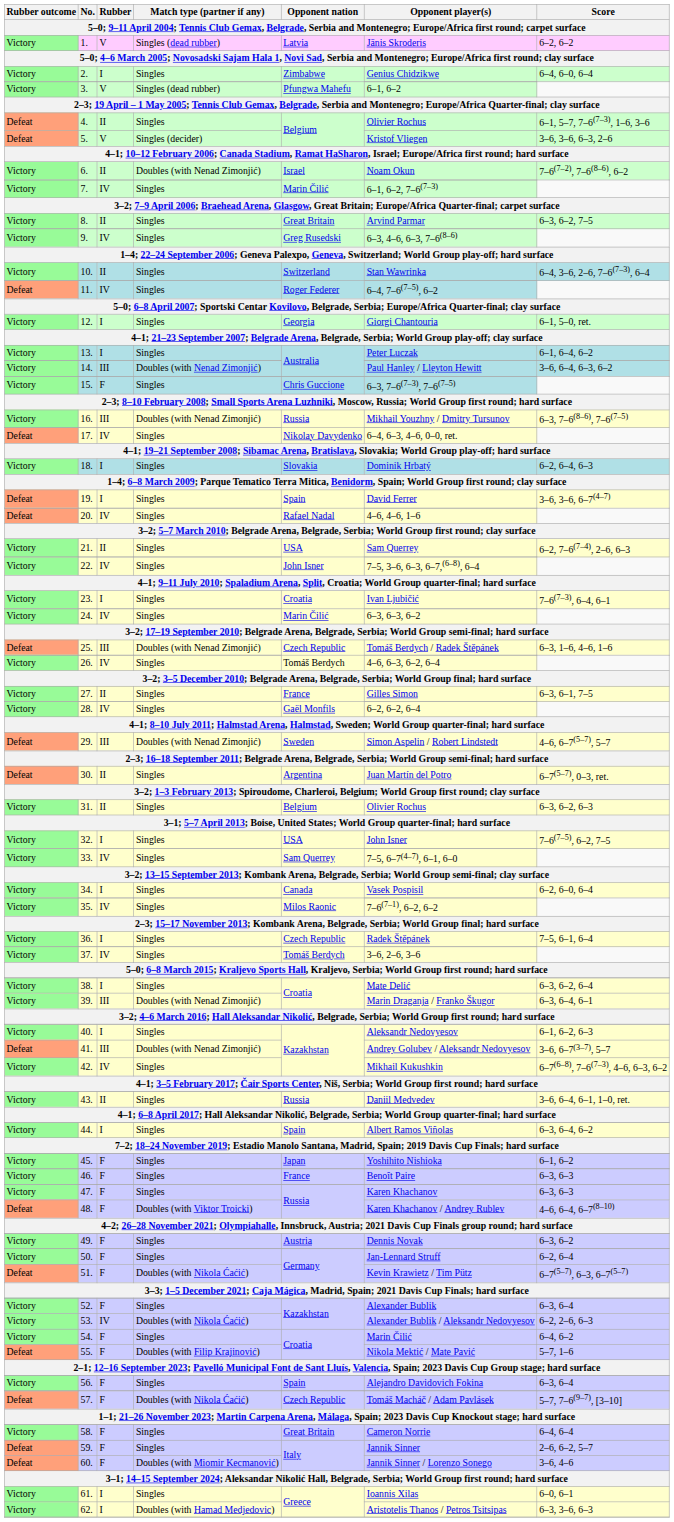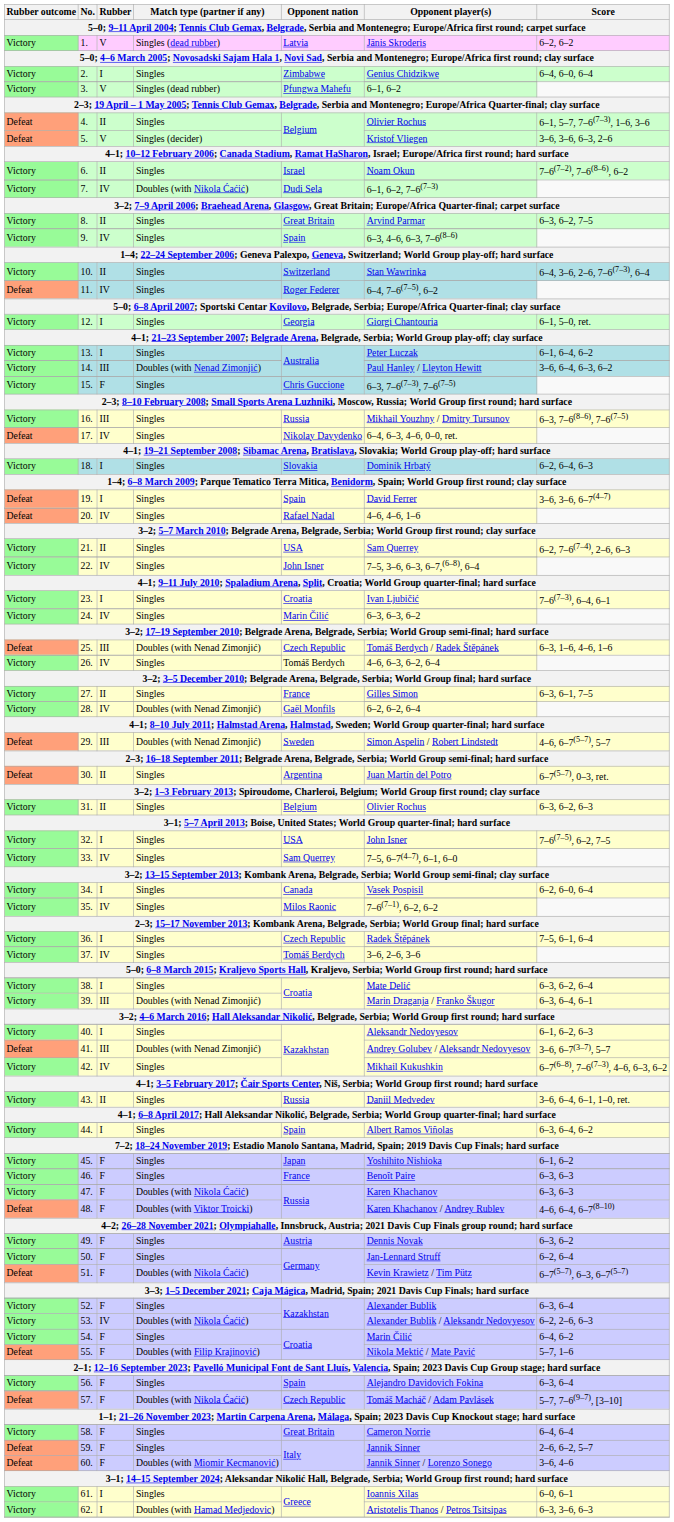(198, 170) Doubles (with Nenad Zimonjić) -> (150, 170) Singles
(150, 189) Singles -> (192, 189) Doubles (with Nikola Ćaćić)
(306, 189) Marin Čilić -> (303, 189) Dudi Sela
(312, 238) Greg Rusedski -> (294, 238) Spain
(198, 419) Doubles (with Nenad Zimonjić) -> (150, 419) Singles
(150, 709) Singles -> (198, 709) Doubles (with Nenad Zimonjić)
(150, 1192) Singles -> (192, 1192) Doubles (with Nikola Ćaćić)
